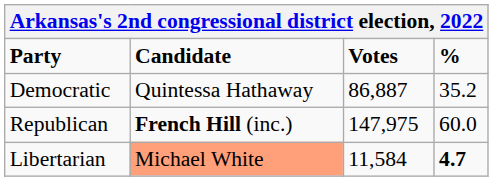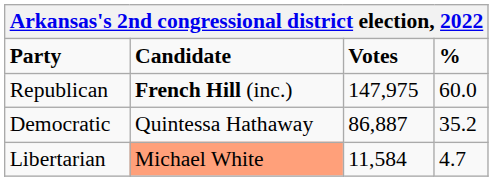rows swapped: (59, 124) <-> (60, 90)
(453, 158) bold -> (453, 158) normal
